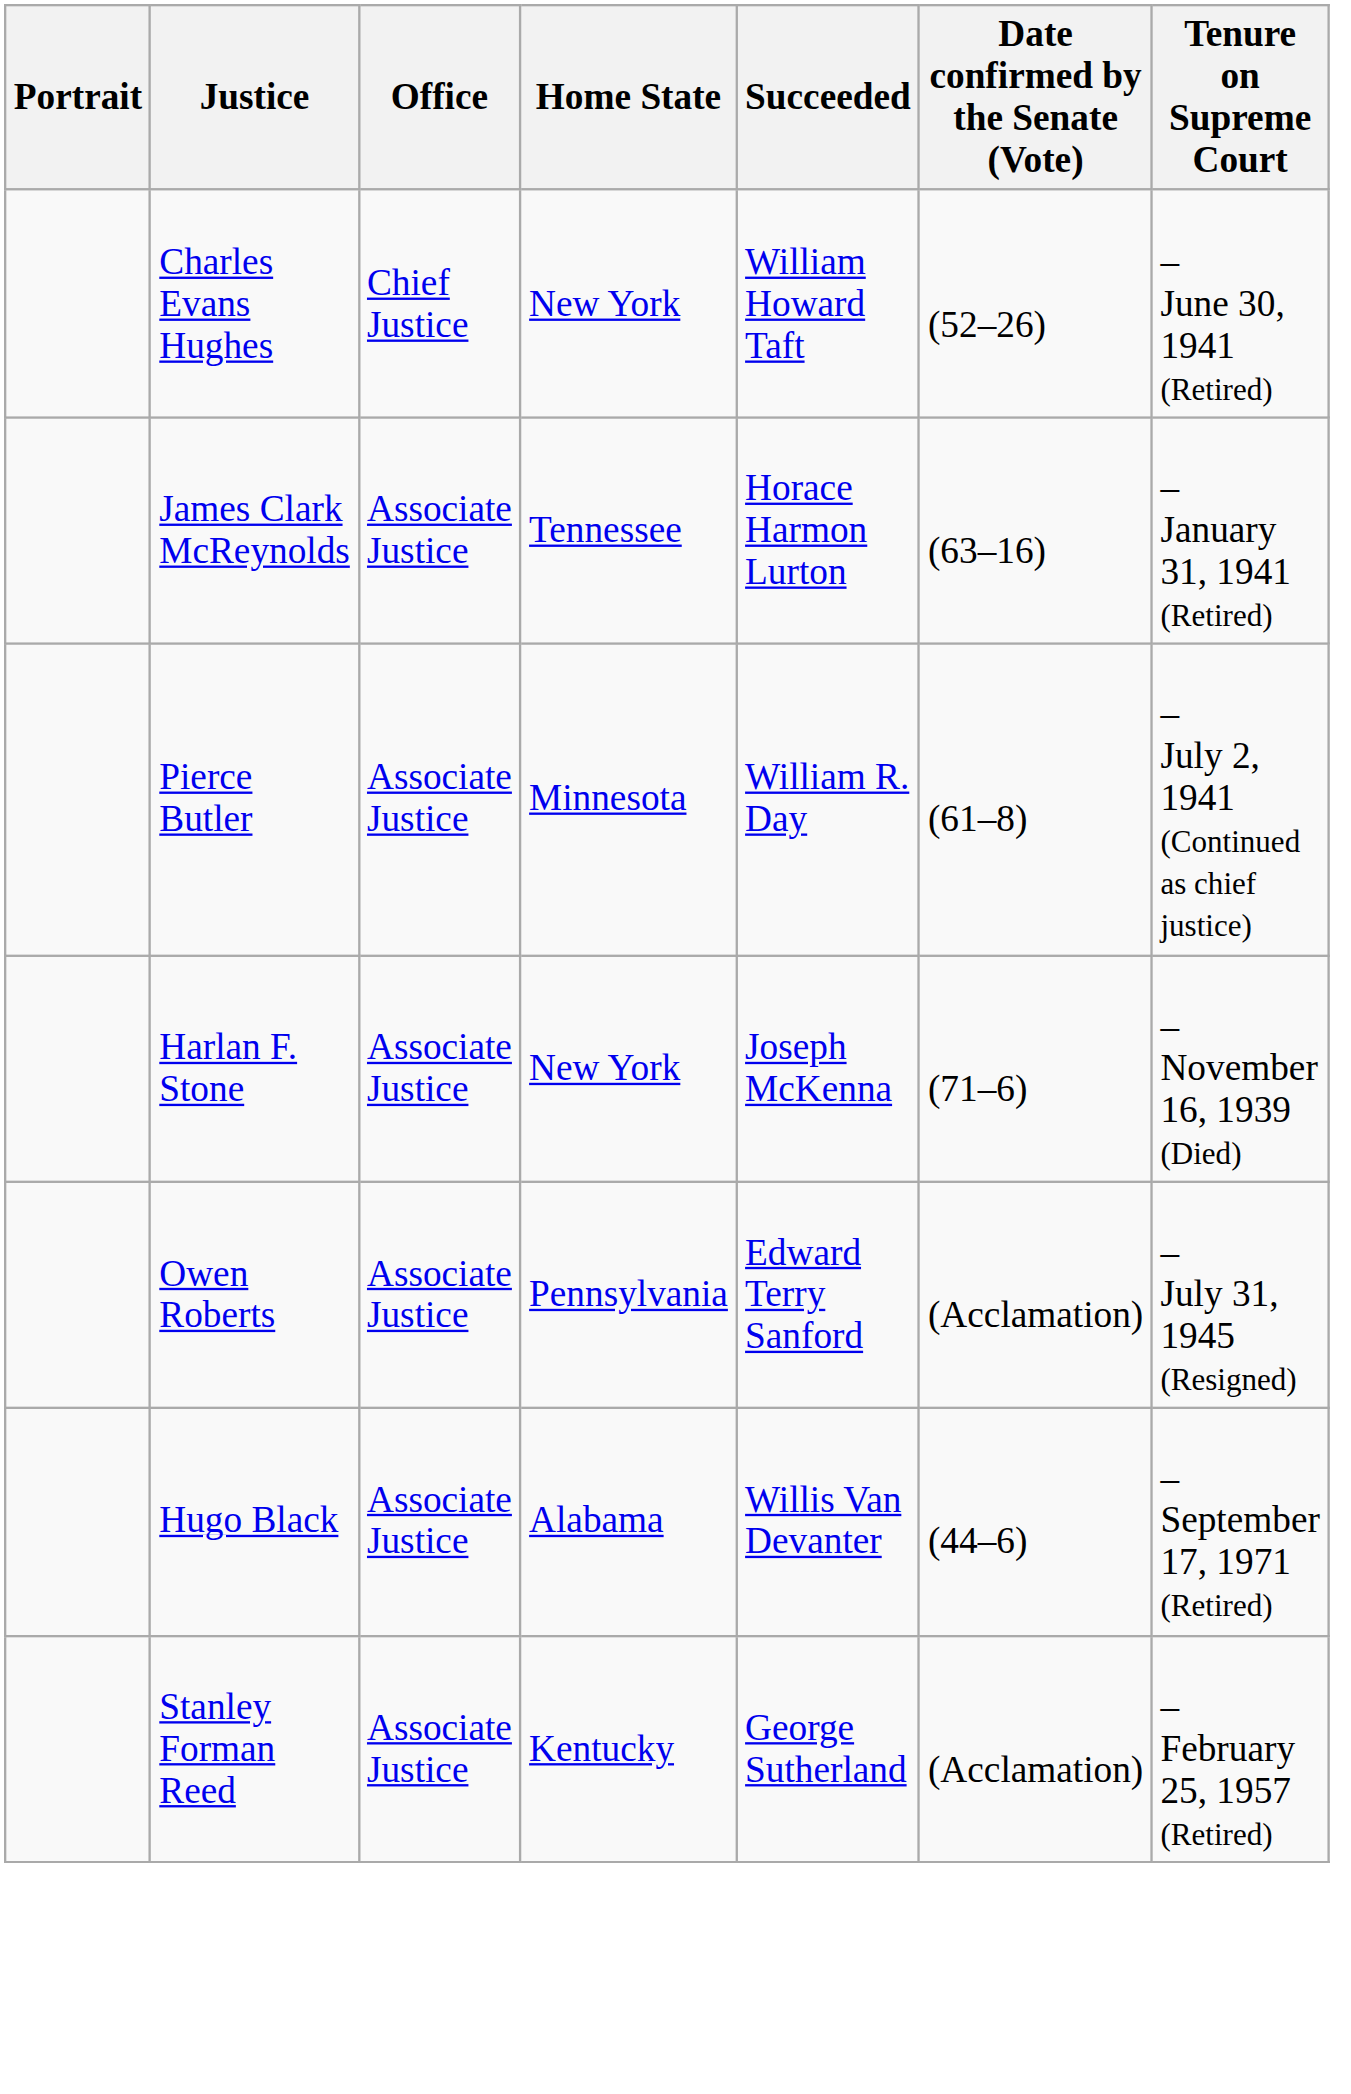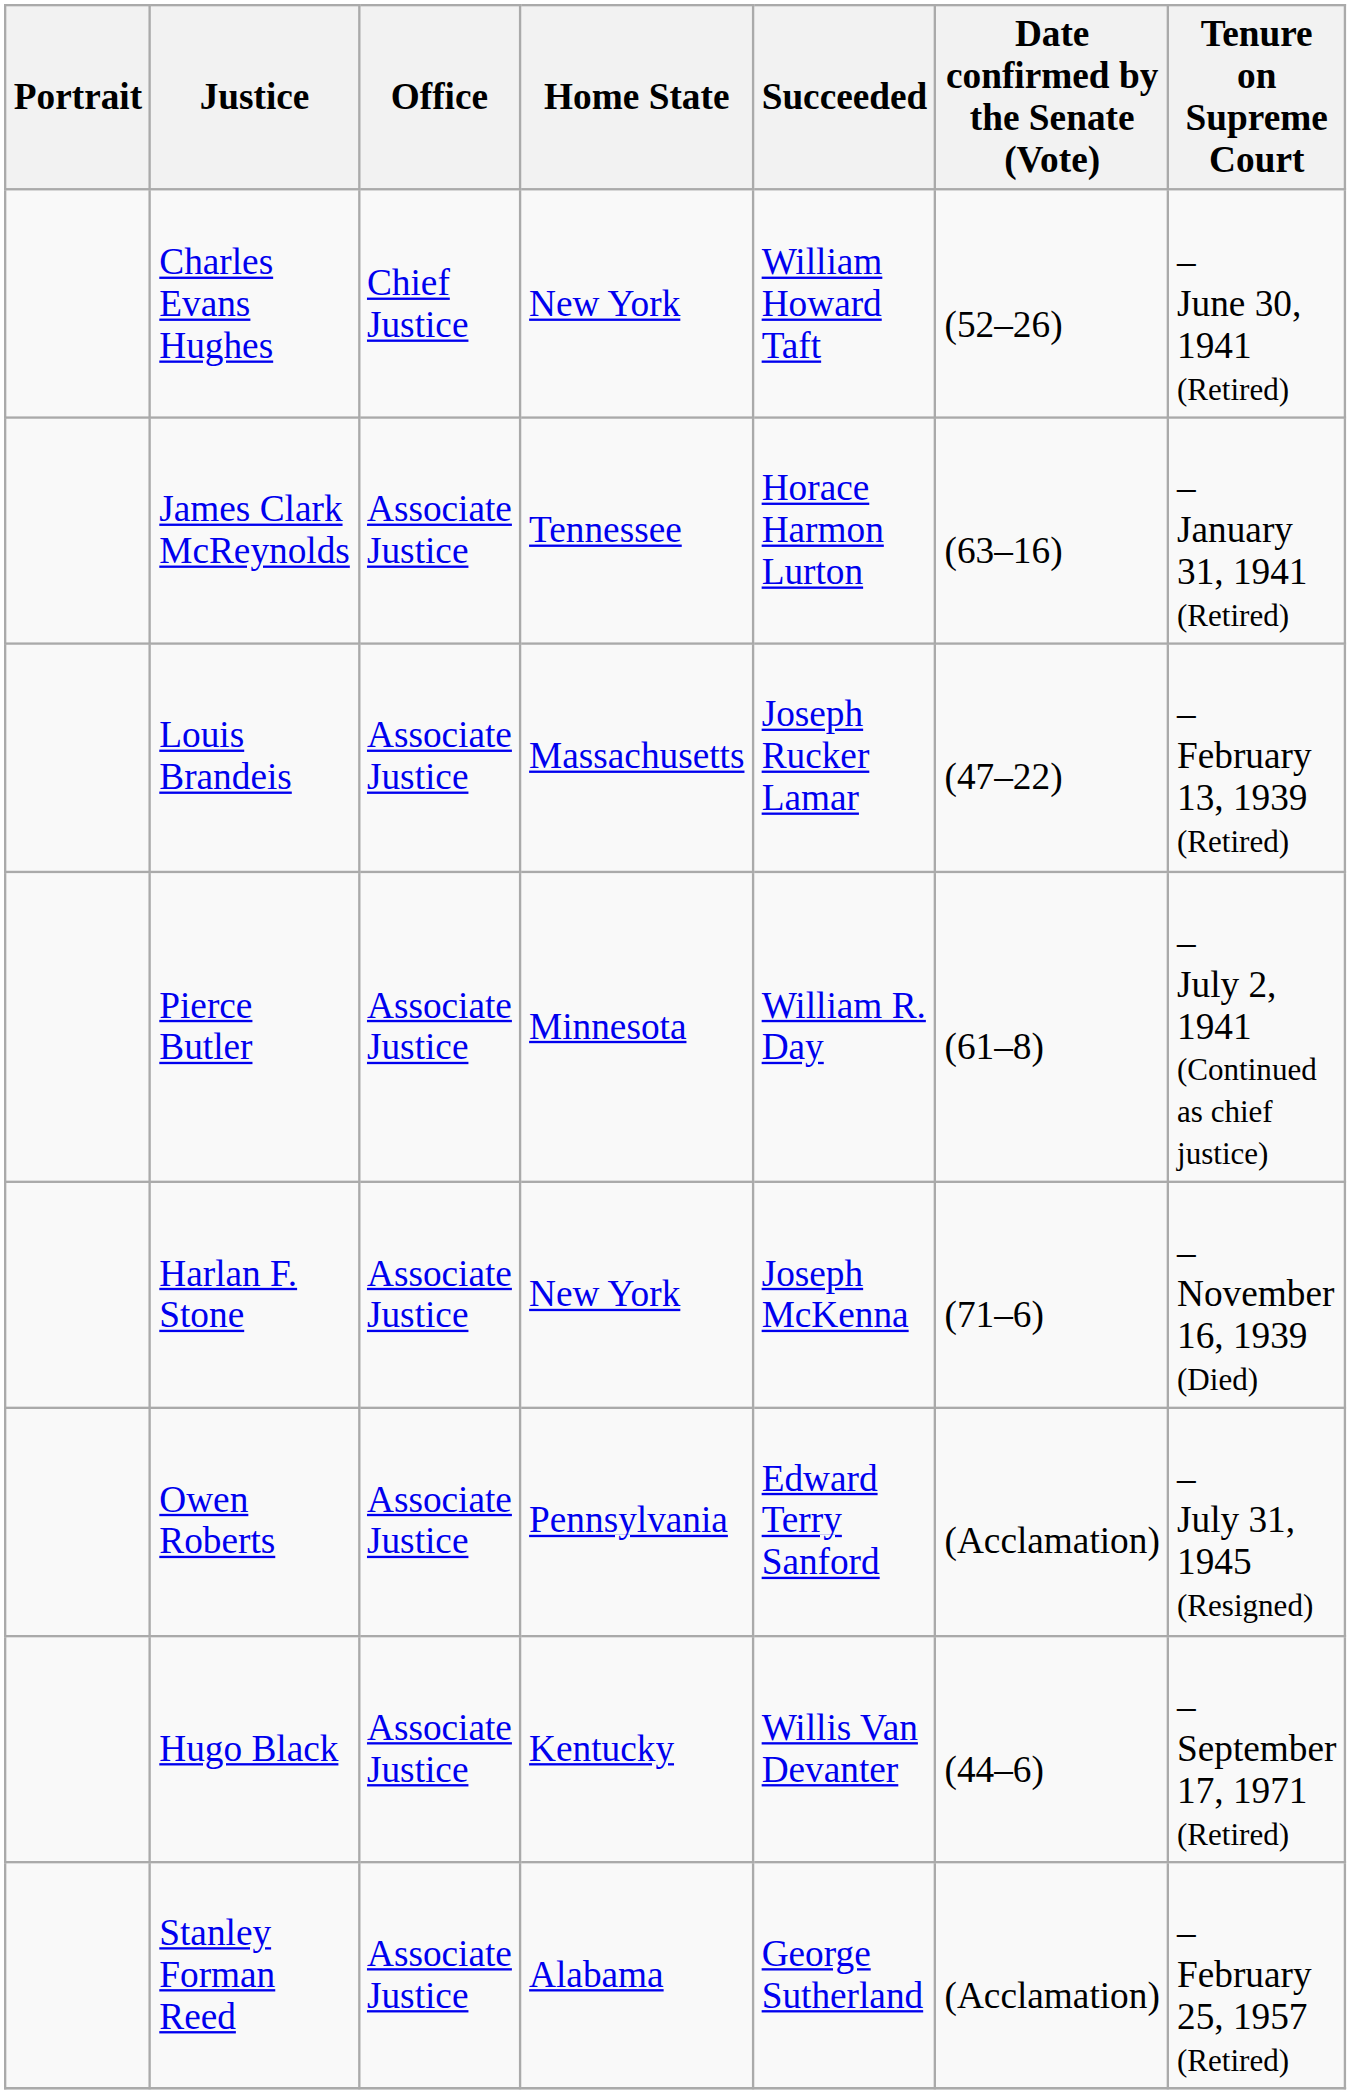+ row: (226, 756)
(596, 1521) Alabama -> (602, 1748) Kentucky
(602, 1748) Kentucky -> (596, 1974) Alabama
